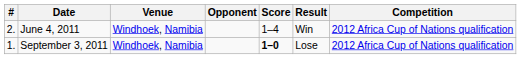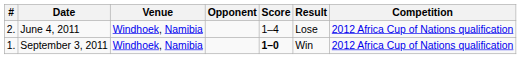(304, 29) Win -> (307, 29) Lose
(307, 45) Lose -> (304, 45) Win
